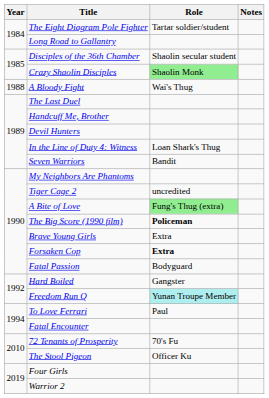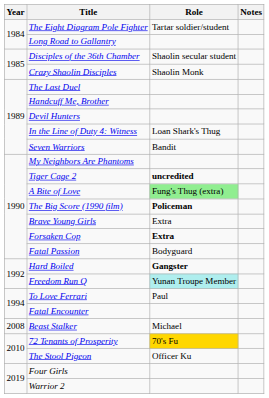(178, 72) lightgreen background -> (178, 72) no background
- row: (56, 87)
(171, 191) normal -> (173, 176) bold
(168, 281) normal -> (170, 266) bold
+ row: (53, 326)
(165, 341) no background -> (165, 341) gold background
